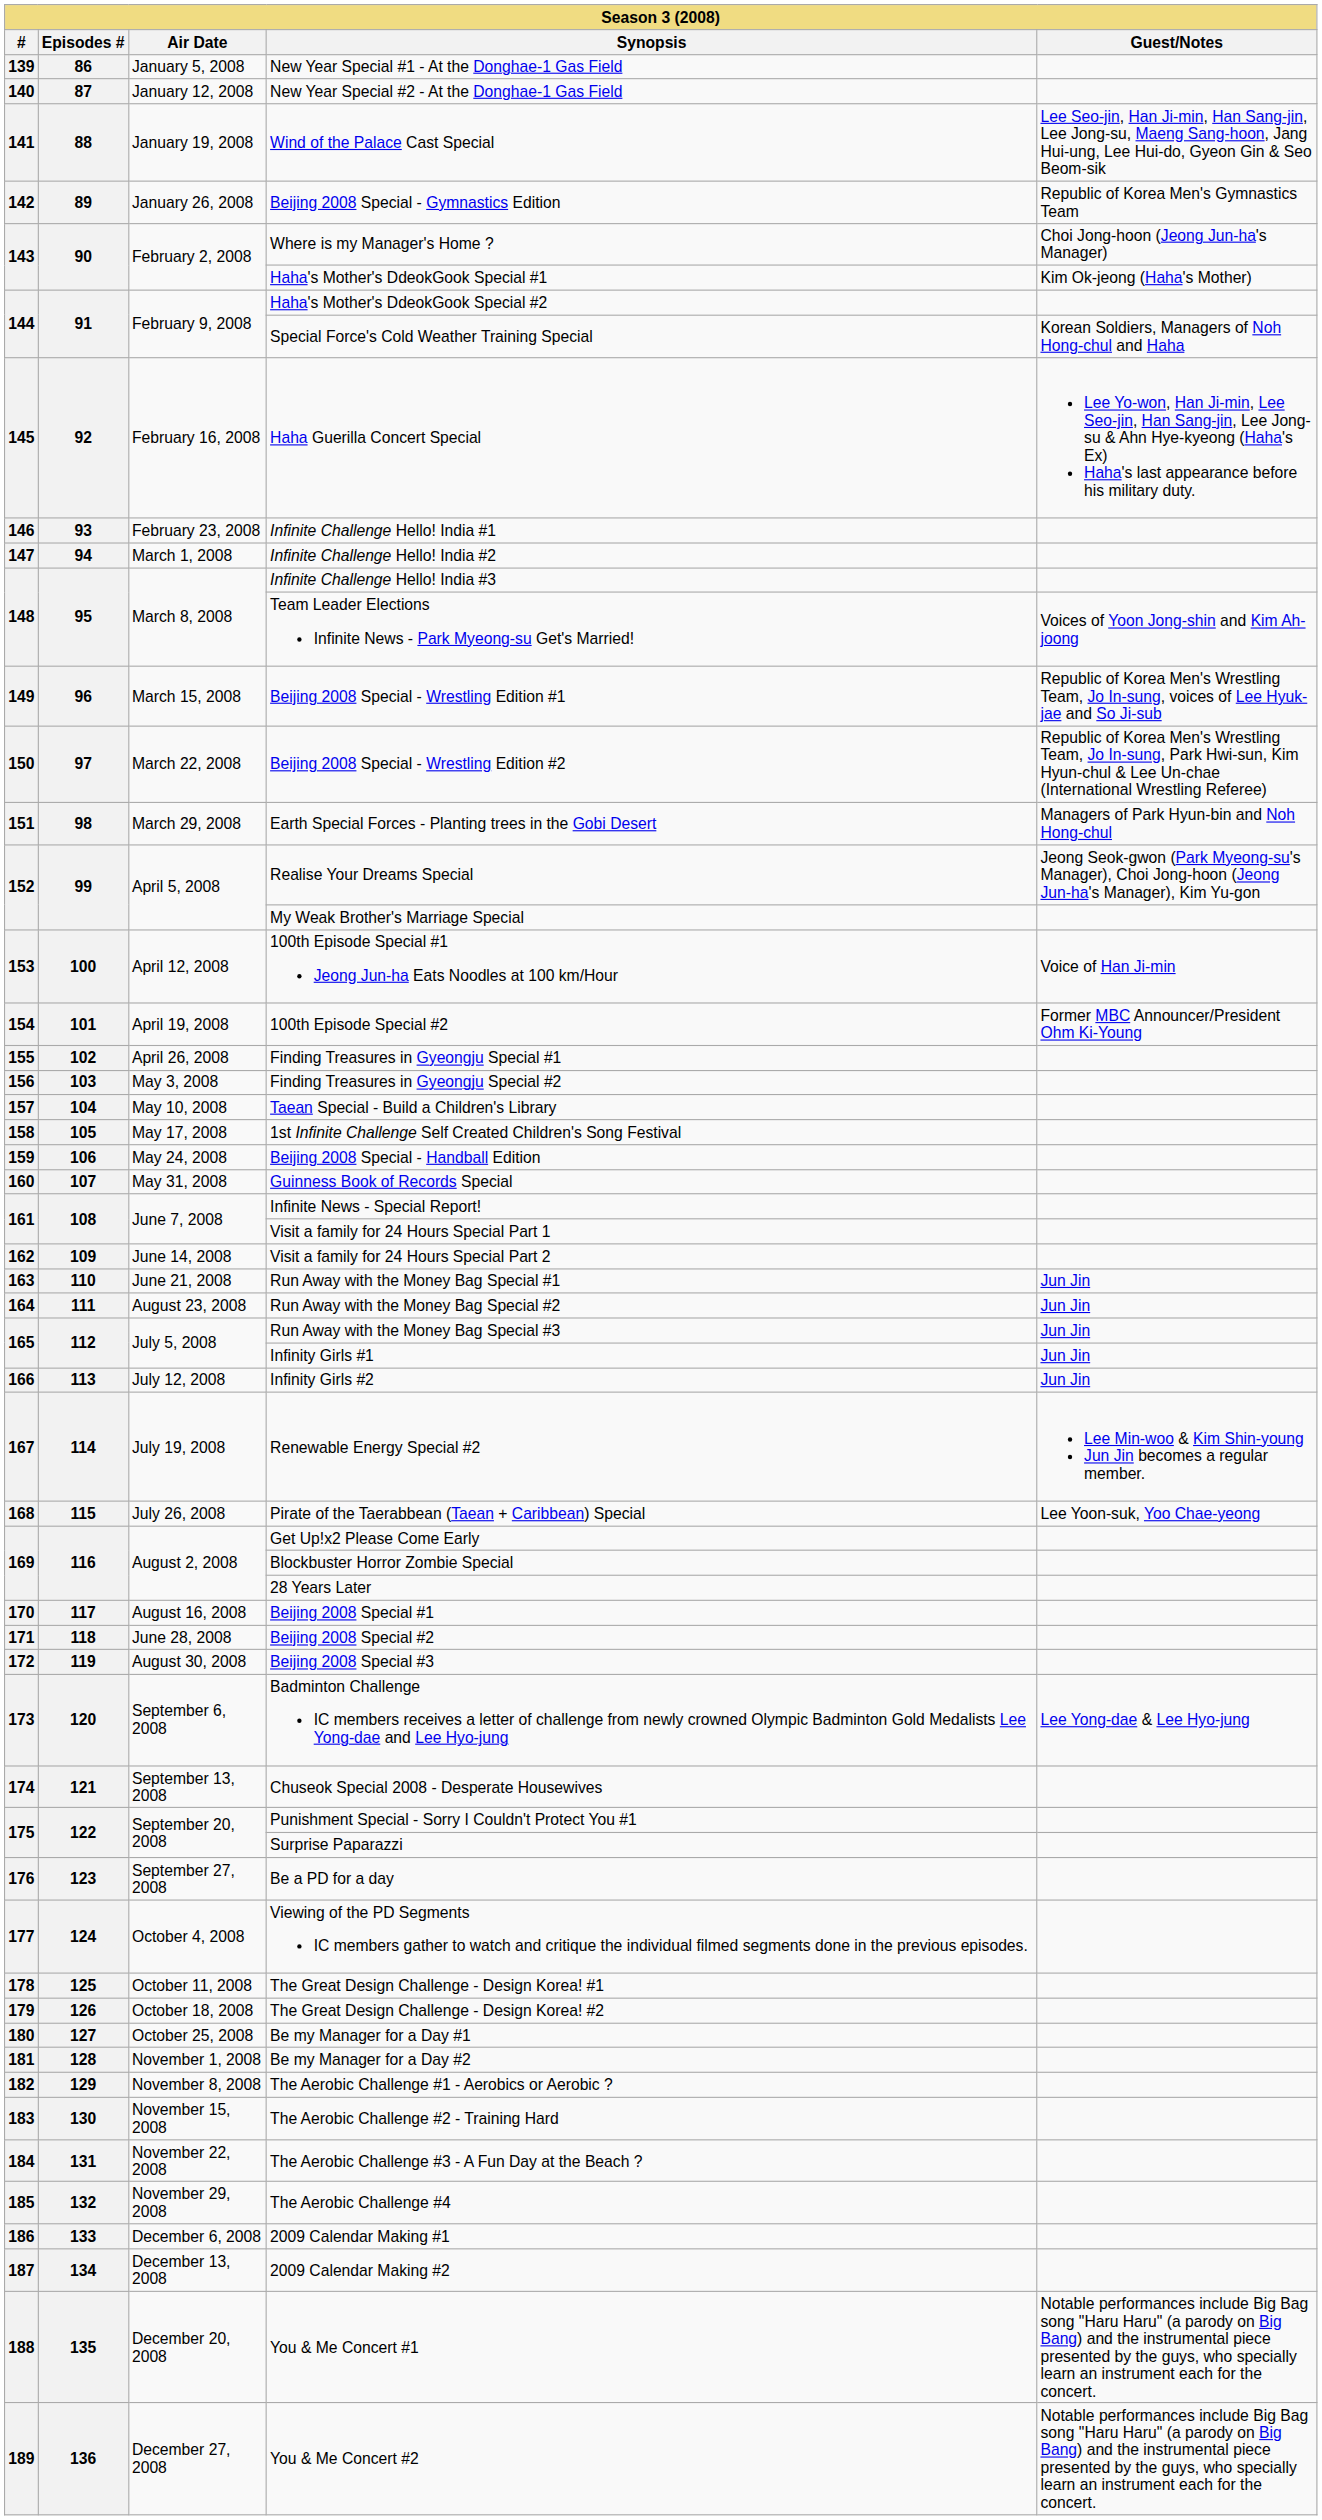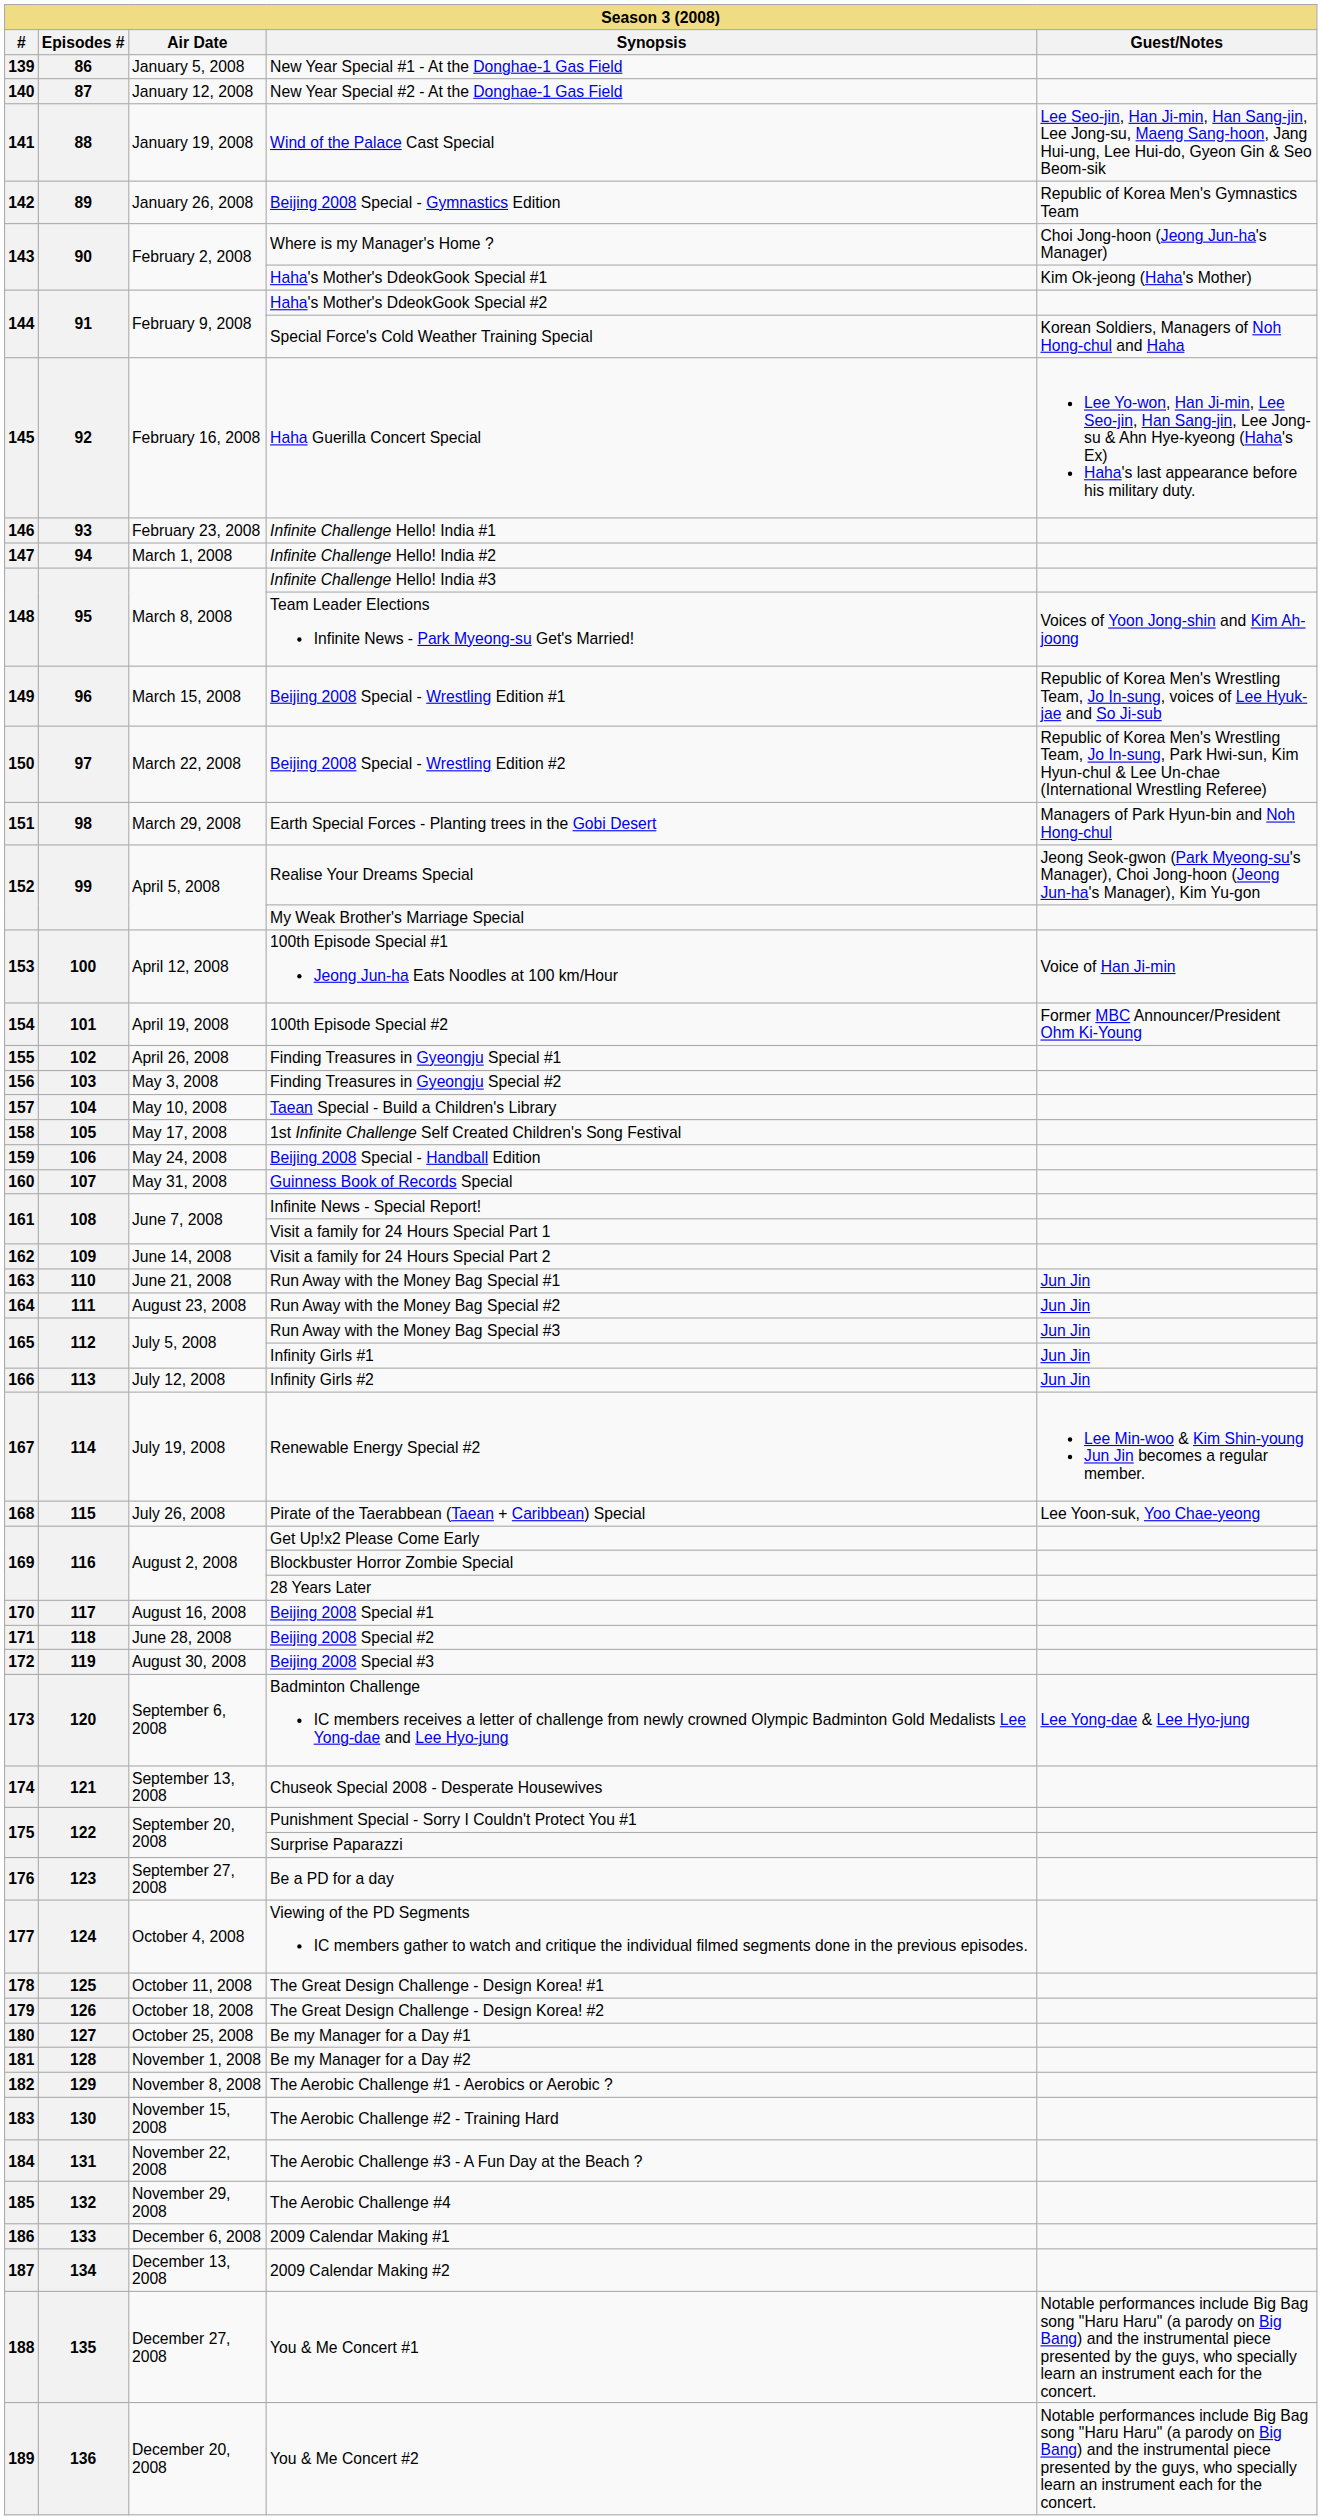(181, 2347) December 20, 2008 -> (181, 2347) December 27, 2008
(181, 2459) December 27, 2008 -> (181, 2459) December 20, 2008
